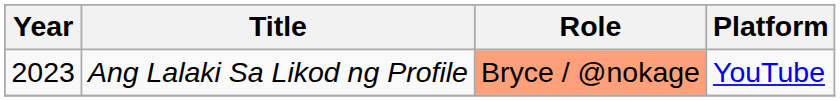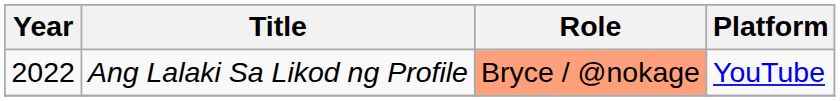(43, 72) 2023 -> (43, 72) 2022
